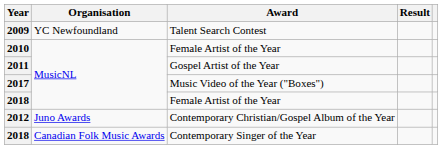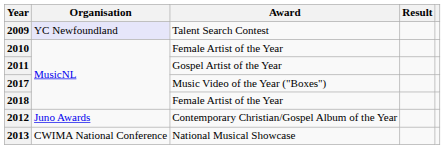(76, 30) no background -> (76, 30) lavender background
+ row: (18, 135)
- row: (18, 135)
